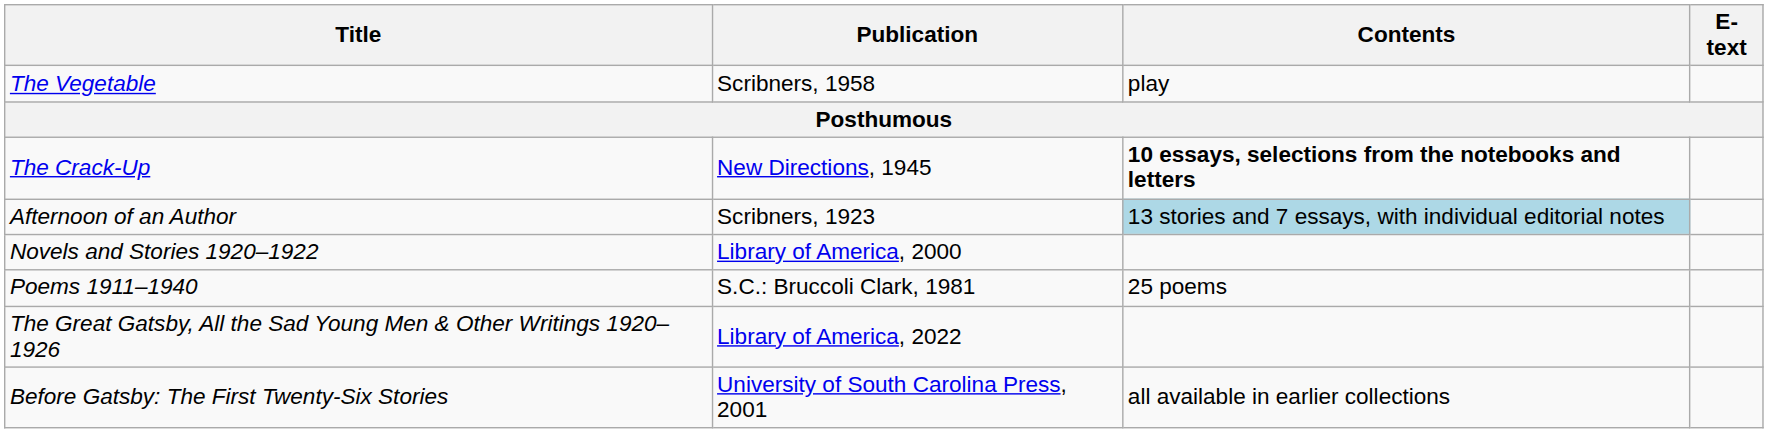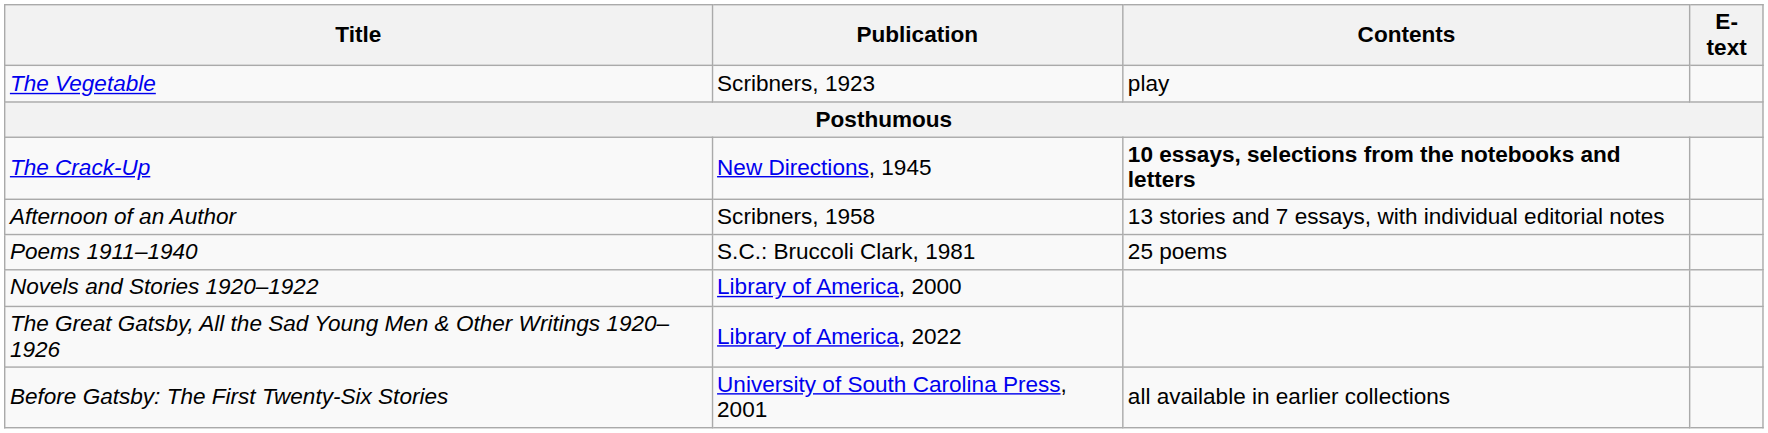(796, 83) Scribners, 1958 -> (796, 83) Scribners, 1923
(796, 216) Scribners, 1923 -> (796, 216) Scribners, 1958
(1396, 216) lightblue background -> (1396, 216) no background
rows swapped: (104, 287) <-> (164, 252)
